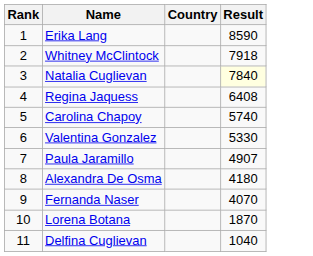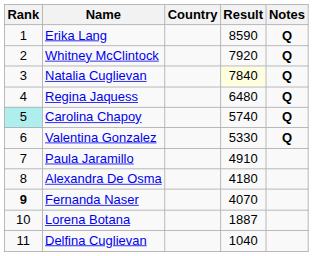+ column: (287, 14)
(243, 55) 7918 -> (243, 55) 7920
(243, 96) 6408 -> (243, 96) 6480
(23, 117) no background -> (23, 117) paleturquoise background
(243, 158) 4907 -> (243, 158) 4910
(23, 199) normal -> (23, 199) bold
(243, 220) 1870 -> (243, 220) 1887
